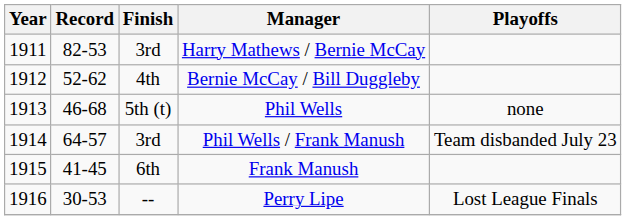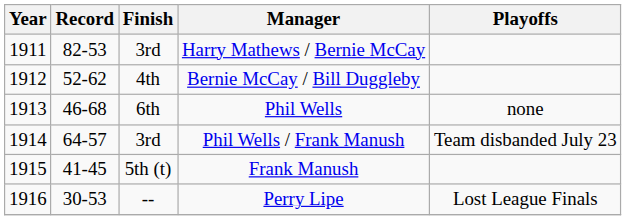(148, 109) 5th (t) -> (148, 109) 6th
(148, 169) 6th -> (148, 169) 5th (t)
